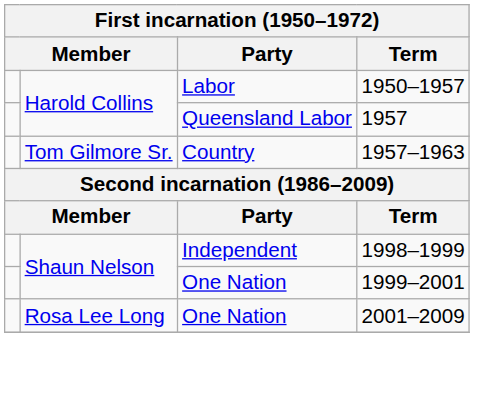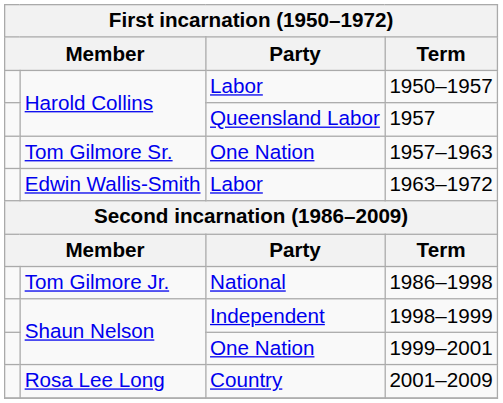(218, 151) Country -> (262, 151) One Nation
+ row: (441, 184)
+ row: (441, 282)
(234, 315) One Nation -> (246, 380) Country
